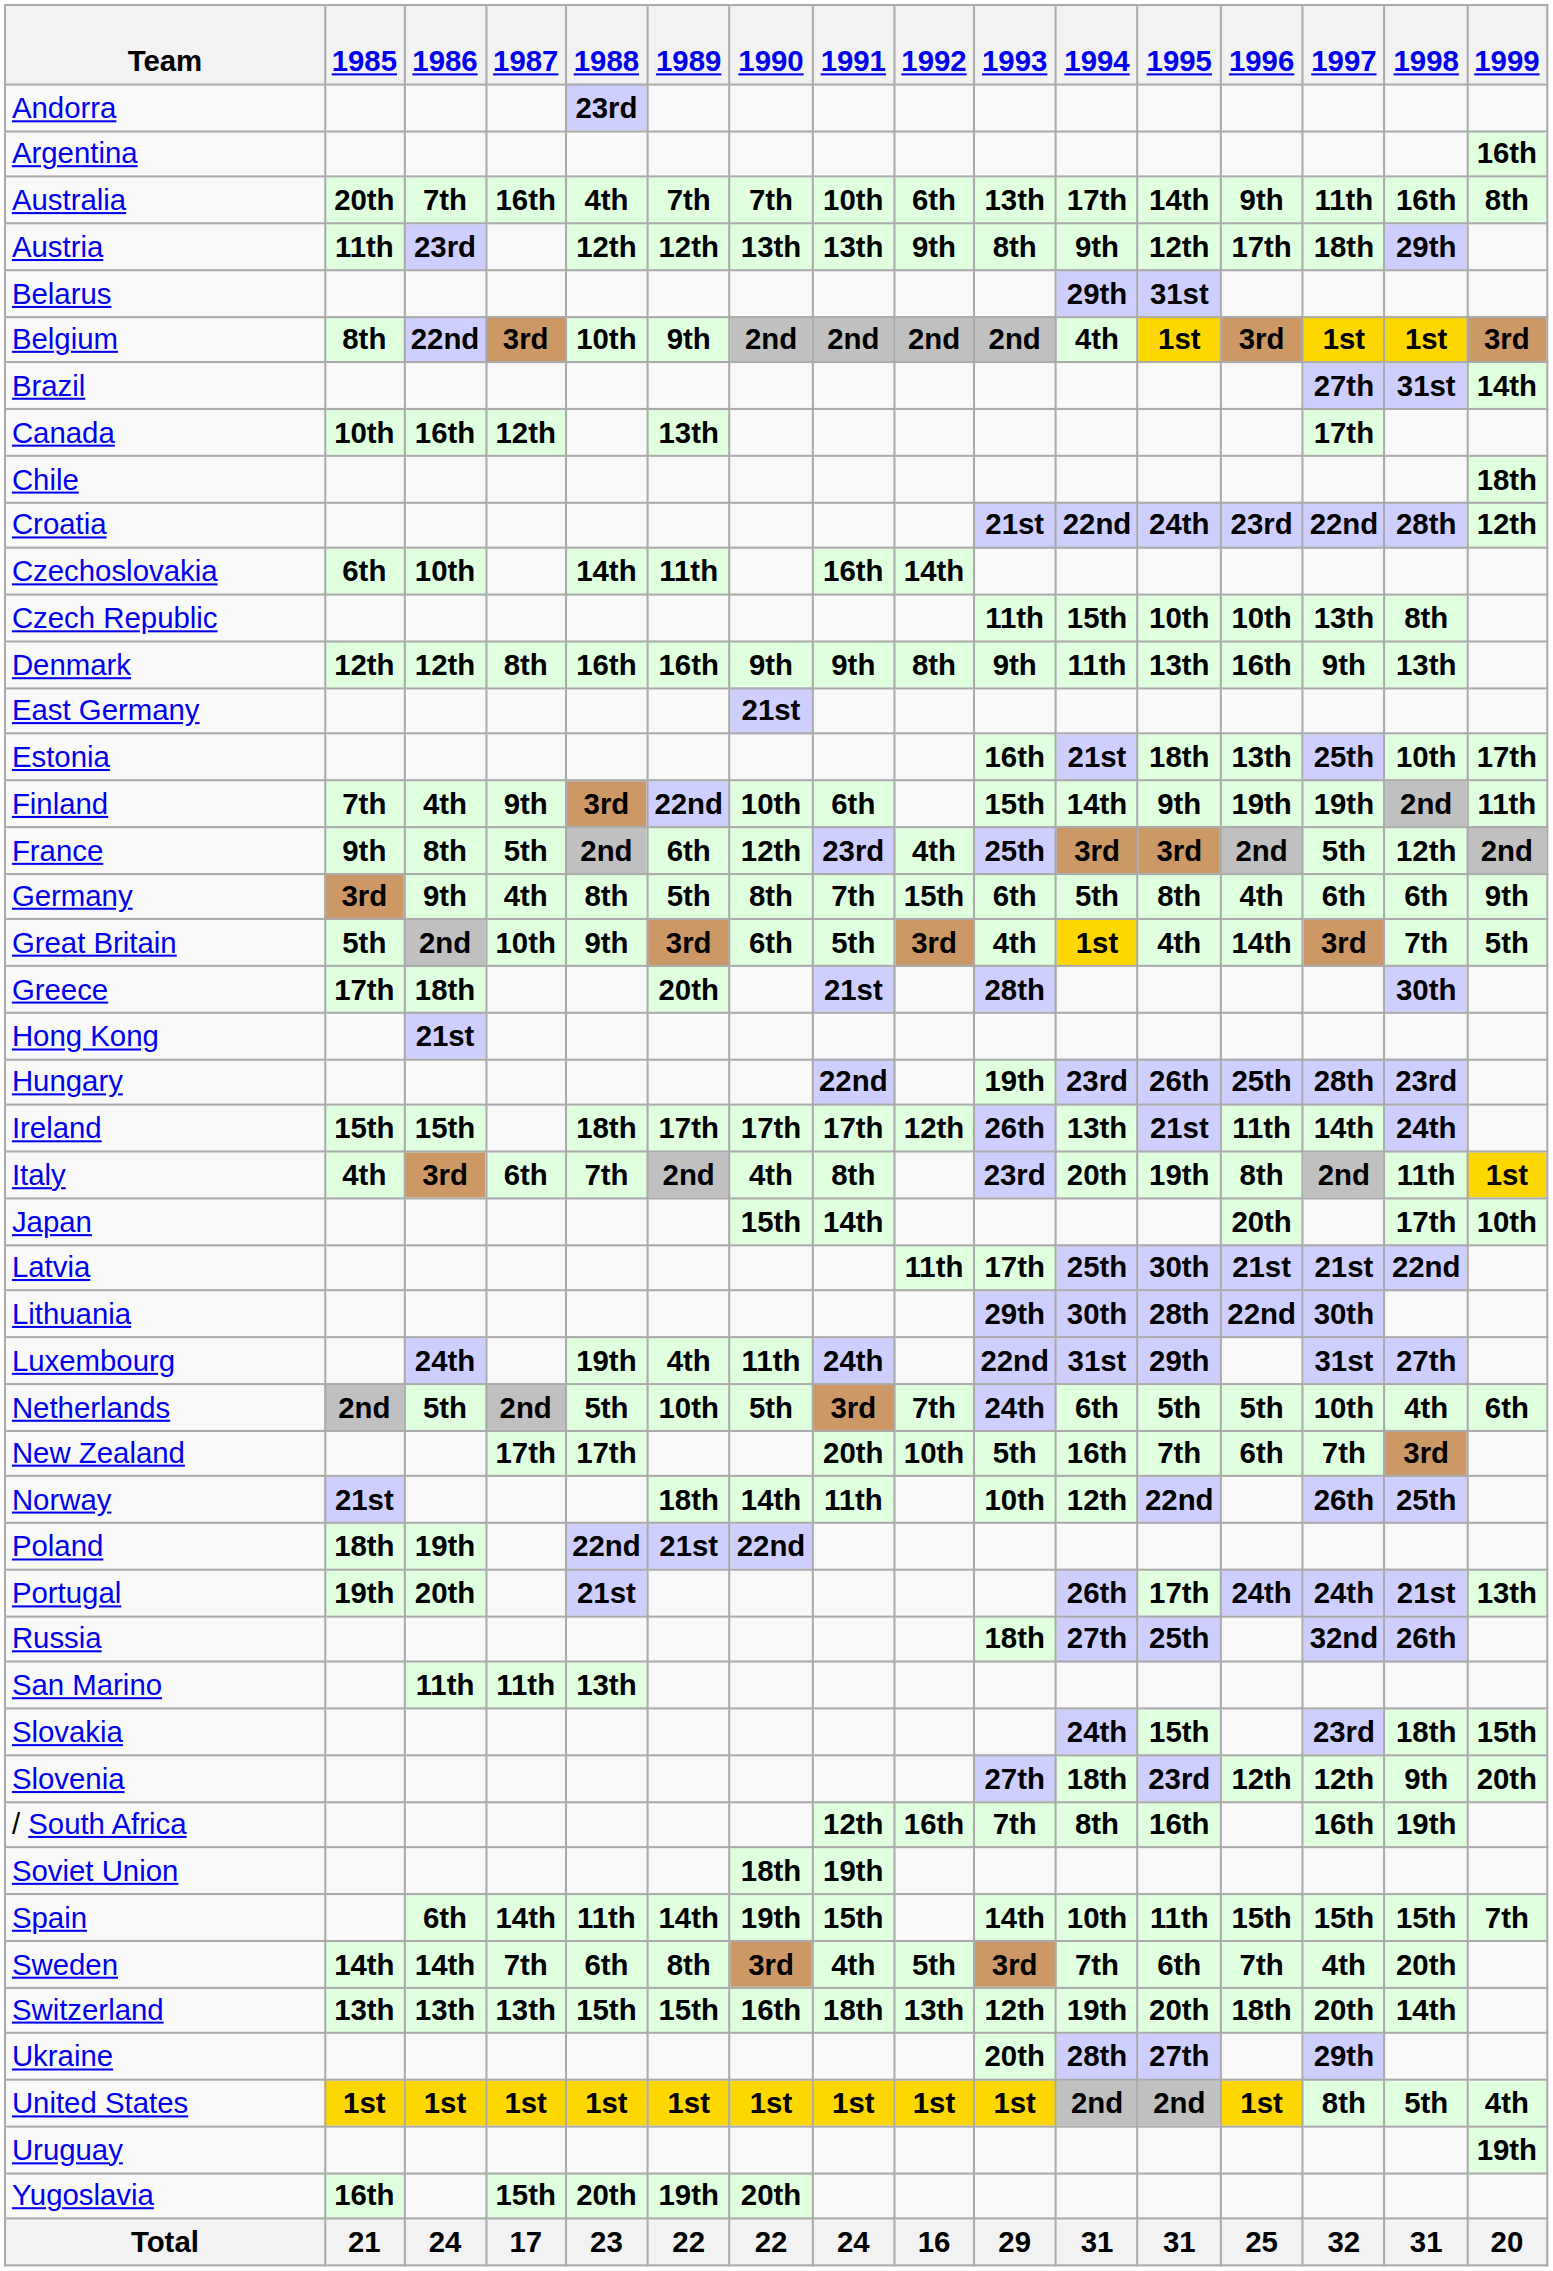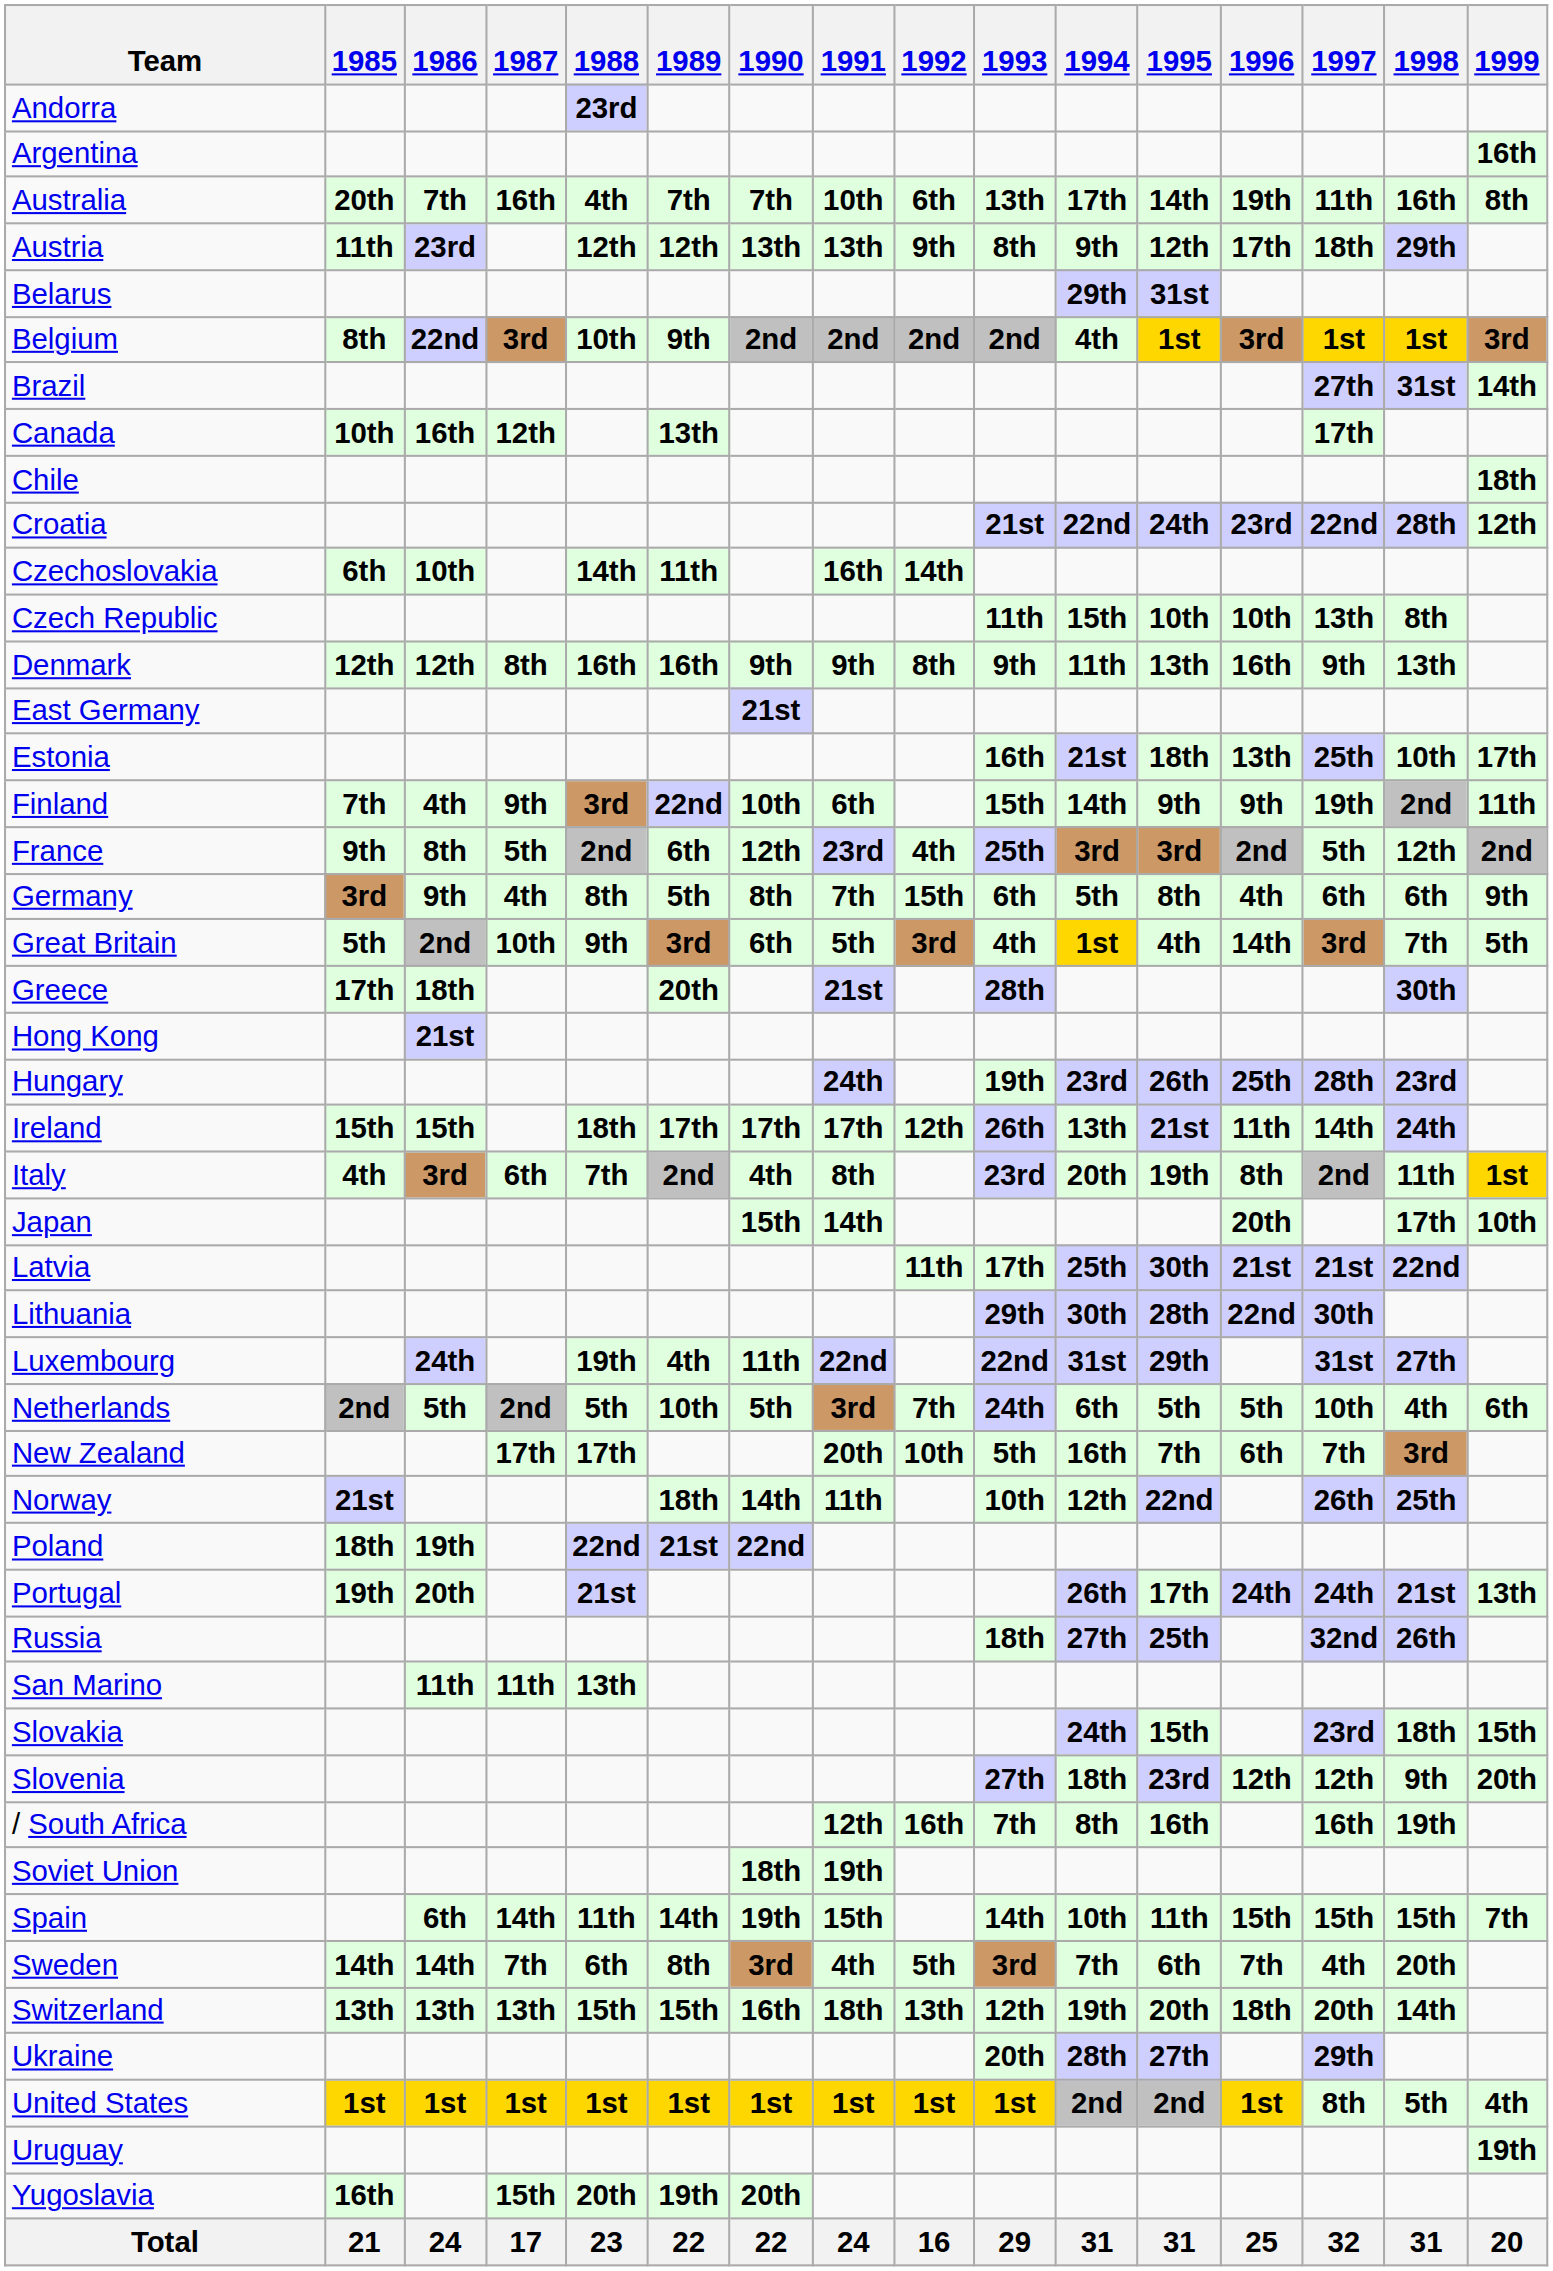(1262, 200) 9th -> (1262, 200) 19th
(1262, 804) 19th -> (1262, 804) 9th
(853, 1082) 22nd -> (853, 1082) 24th
(853, 1361) 24th -> (853, 1361) 22nd
